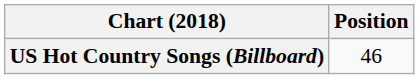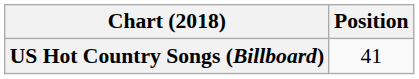(371, 55) 46 -> (371, 55) 41
